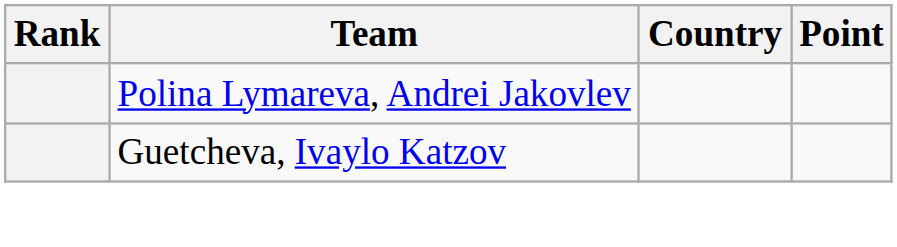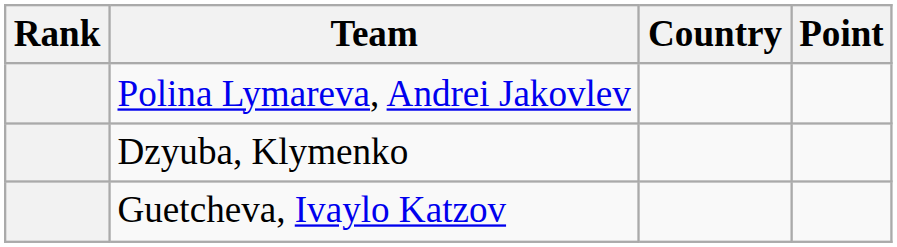+ row: (263, 151)
